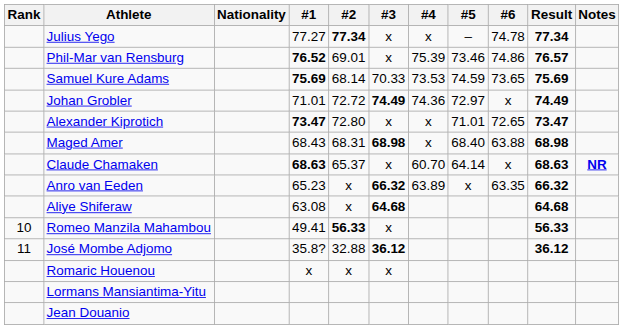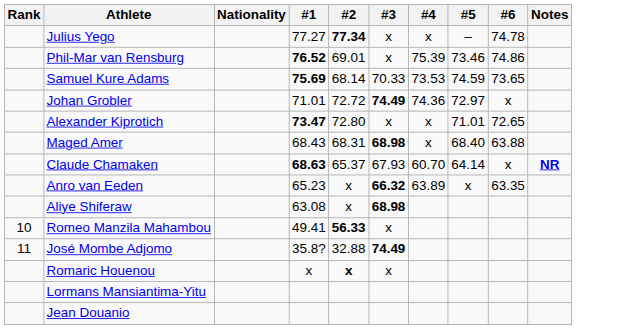- column: (552, 15)
(389, 164) x -> (389, 164) 67.93
(389, 206) 64.68 -> (389, 206) 68.98
(389, 249) 36.12 -> (389, 249) 74.49
(349, 270) normal -> (349, 270) bold
